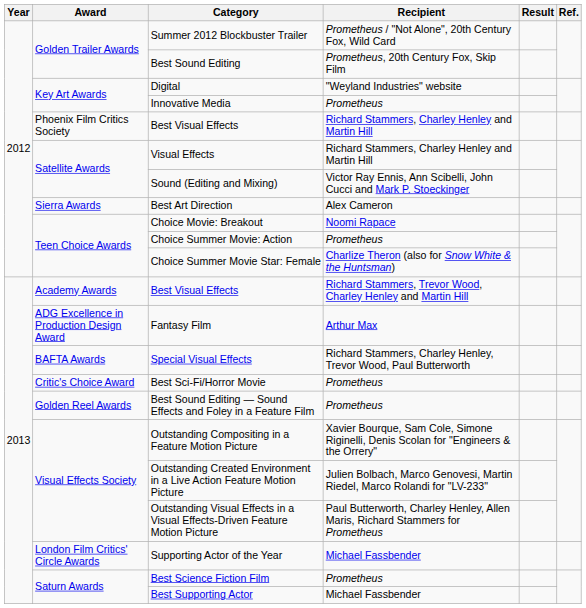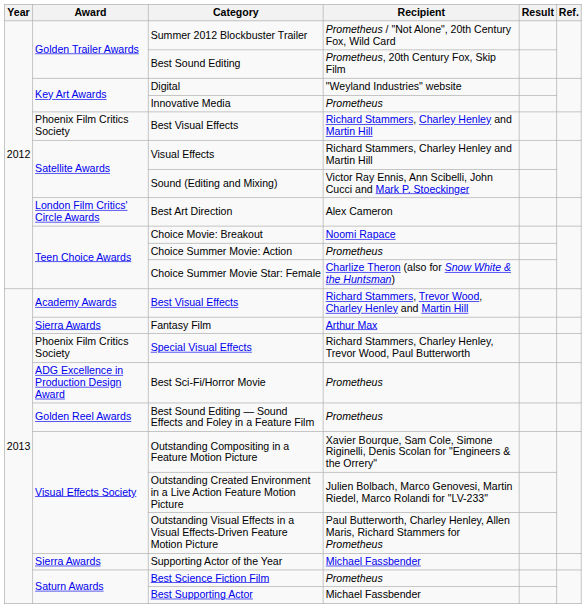(68, 206) Sierra Awards -> (81, 212) London Film Critics' Circle Awards
(79, 325) ADG Excellence in Production Design Award -> (68, 325) Sierra Awards
(70, 360) BAFTA Awards -> (82, 348) Phoenix Film Critics Society
(85, 382) Critic's Choice Award -> (79, 382) ADG Excellence in Production Design Award
(81, 555) London Film Critics' Circle Awards -> (68, 561) Sierra Awards
